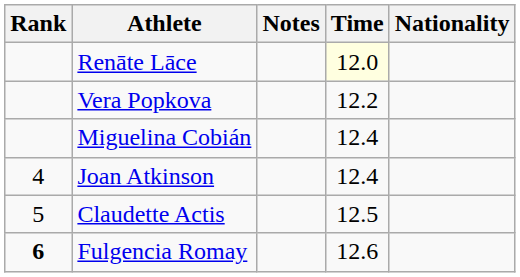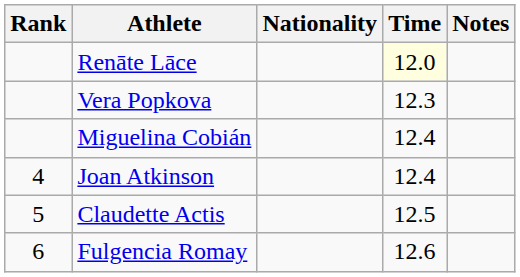columns swapped: (452, 23) <-> (291, 23)
(357, 99) 12.2 -> (415, 99) 12.3
(38, 251) bold -> (38, 251) normal
